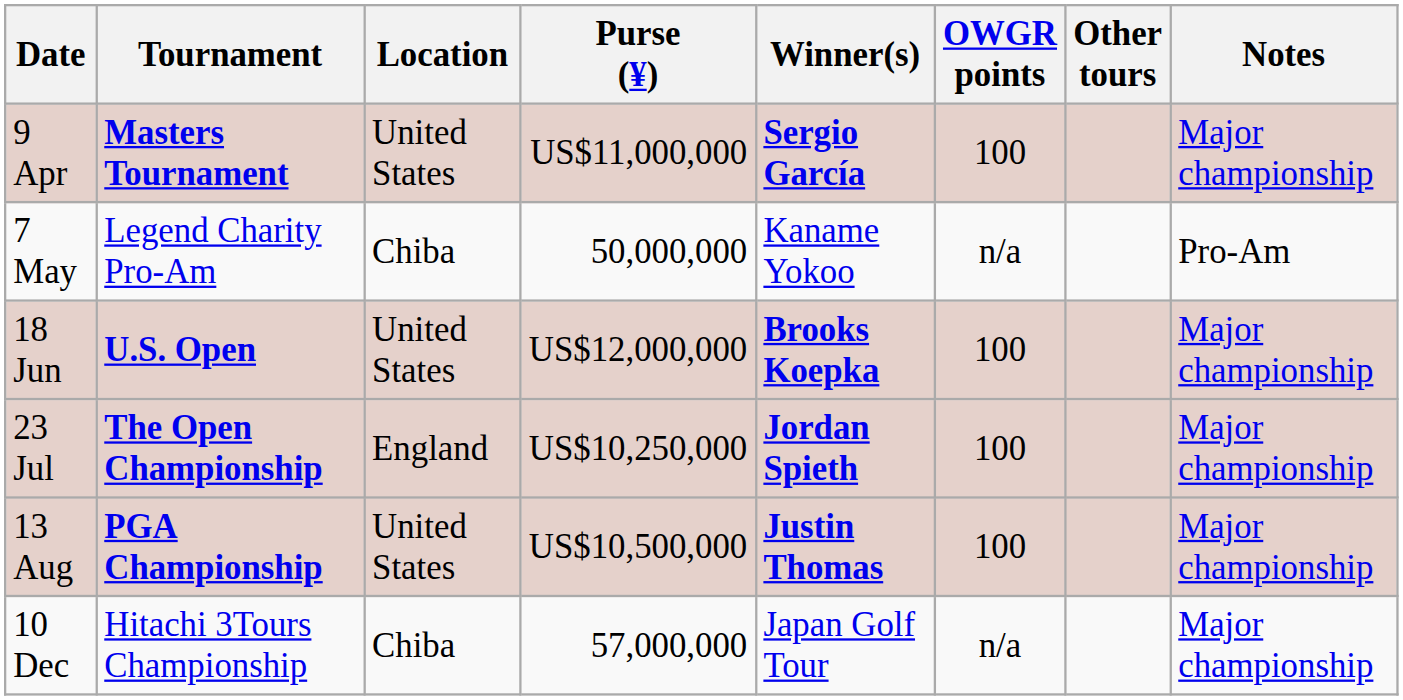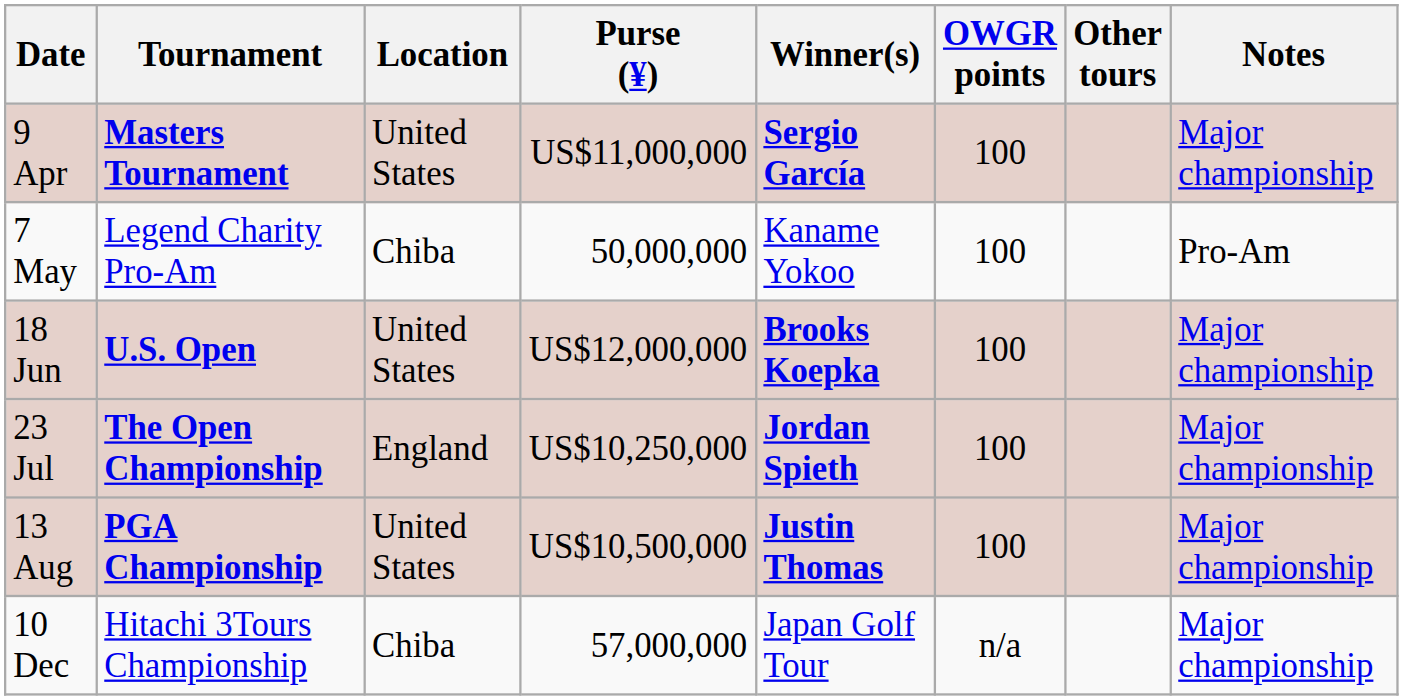(1000, 251) n/a -> (1000, 251) 100
